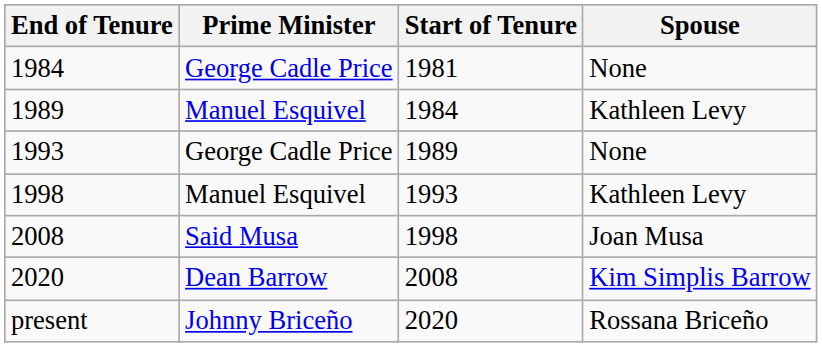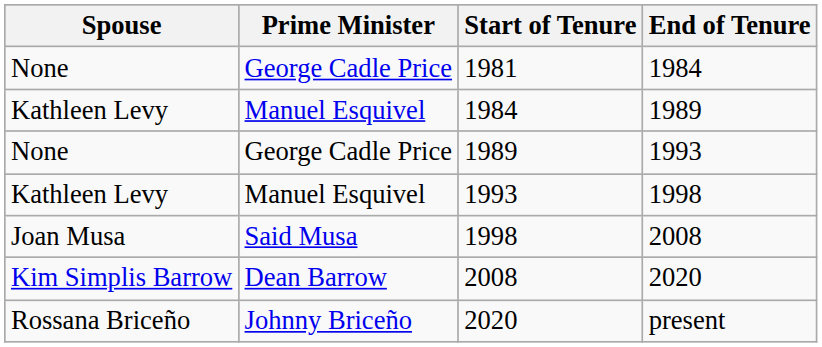columns swapped: (700, 25) <-> (92, 25)
